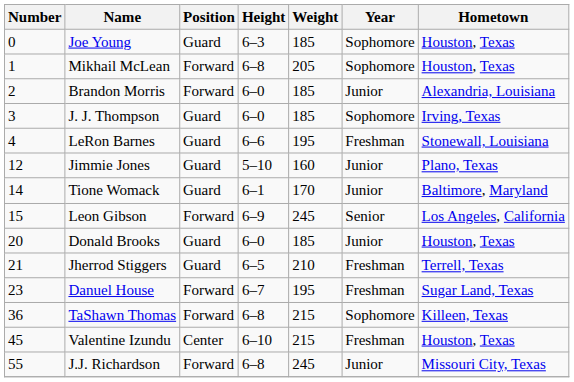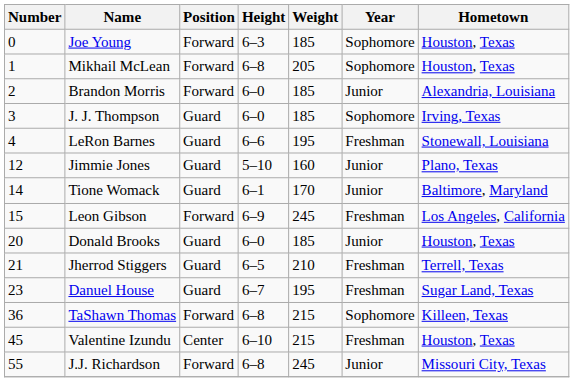(202, 41) Guard -> (209, 41) Forward
(365, 215) Senior -> (375, 215) Freshman
(209, 290) Forward -> (202, 290) Guard
